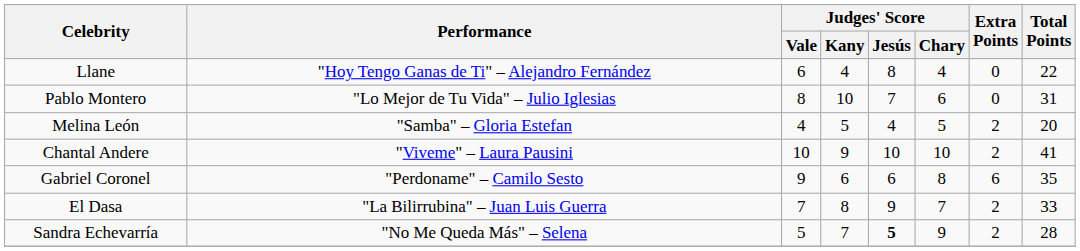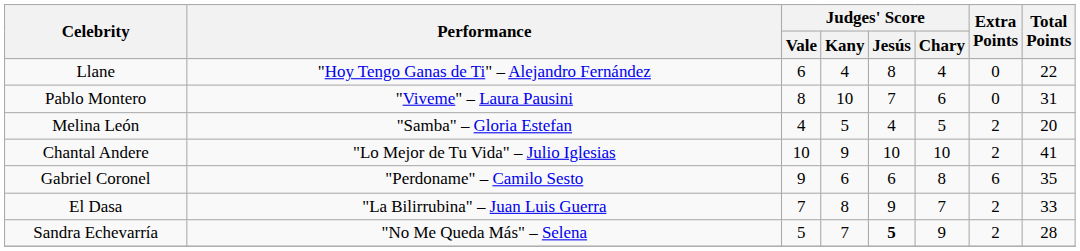(484, 98) "Lo Mejor de Tu Vida" – Julio Iglesias -> (484, 98) "Viveme" – Laura Pausini
(484, 152) "Viveme" – Laura Pausini -> (484, 152) "Lo Mejor de Tu Vida" – Julio Iglesias
